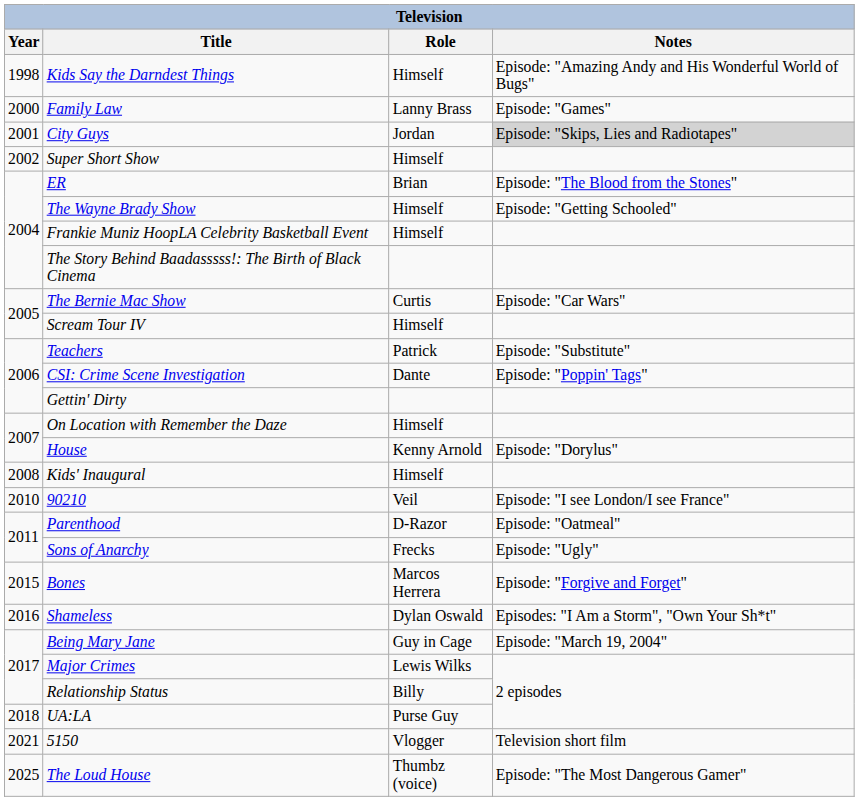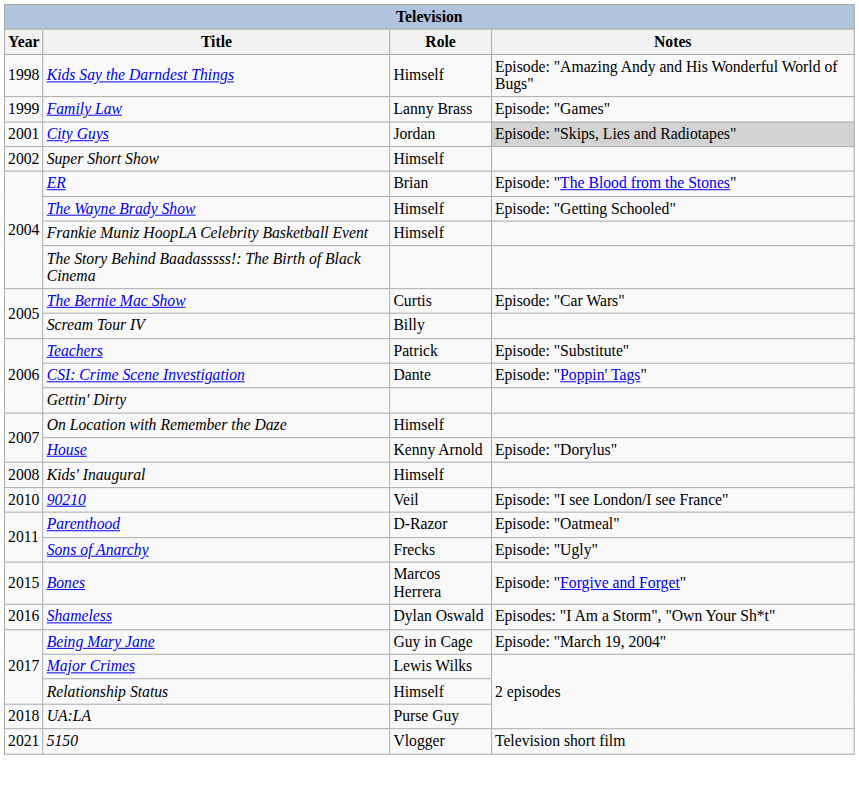(24, 109) 2000 -> (24, 109) 1999
(418, 325) Himself -> (409, 325) Billy
(408, 691) Billy -> (419, 691) Himself
- row: (99, 774)
